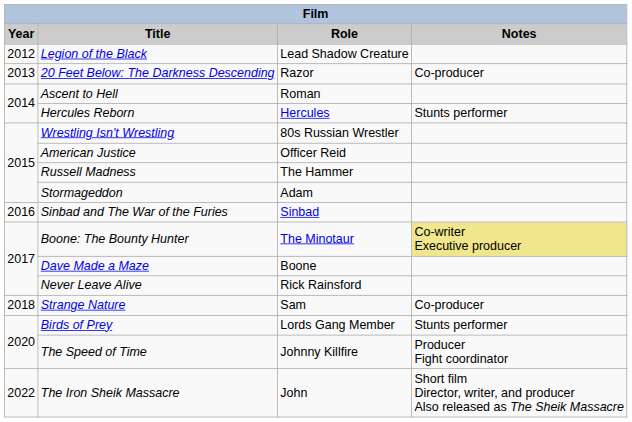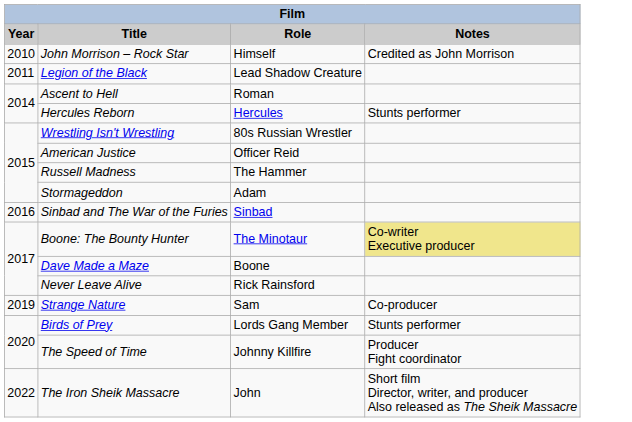+ row: (115, 53)
(21, 53) 2012 -> (21, 73) 2011
- row: (158, 73)
(21, 305) 2018 -> (21, 305) 2019
